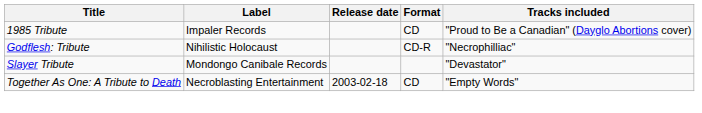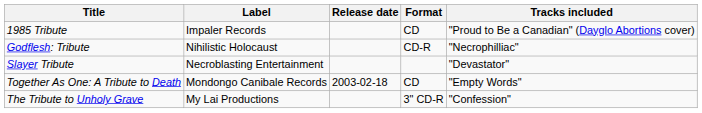(257, 64) Mondongo Canibale Records -> (255, 64) Necroblasting Entertainment
(255, 82) Necroblasting Entertainment -> (257, 82) Mondongo Canibale Records
+ row: (75, 99)
